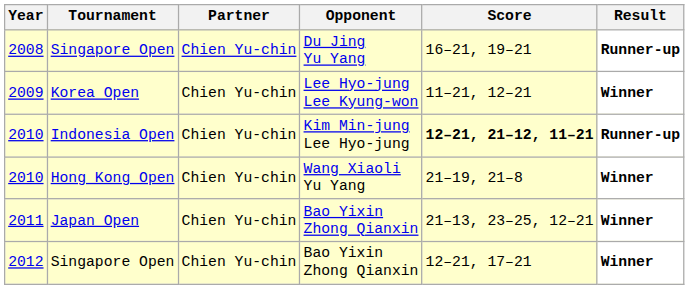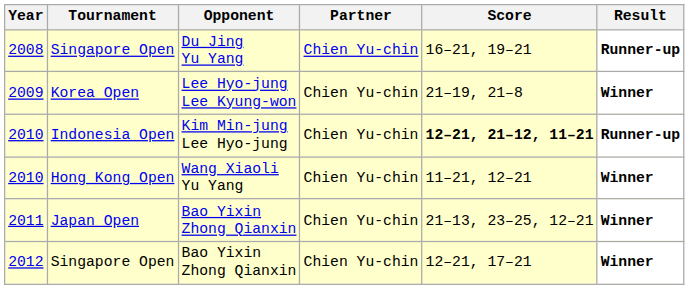columns swapped: (239, 17) <-> (361, 17)
(479, 93) 11–21, 12–21 -> (474, 93) 21–19, 21–8
(474, 178) 21–19, 21–8 -> (479, 178) 11–21, 12–21
